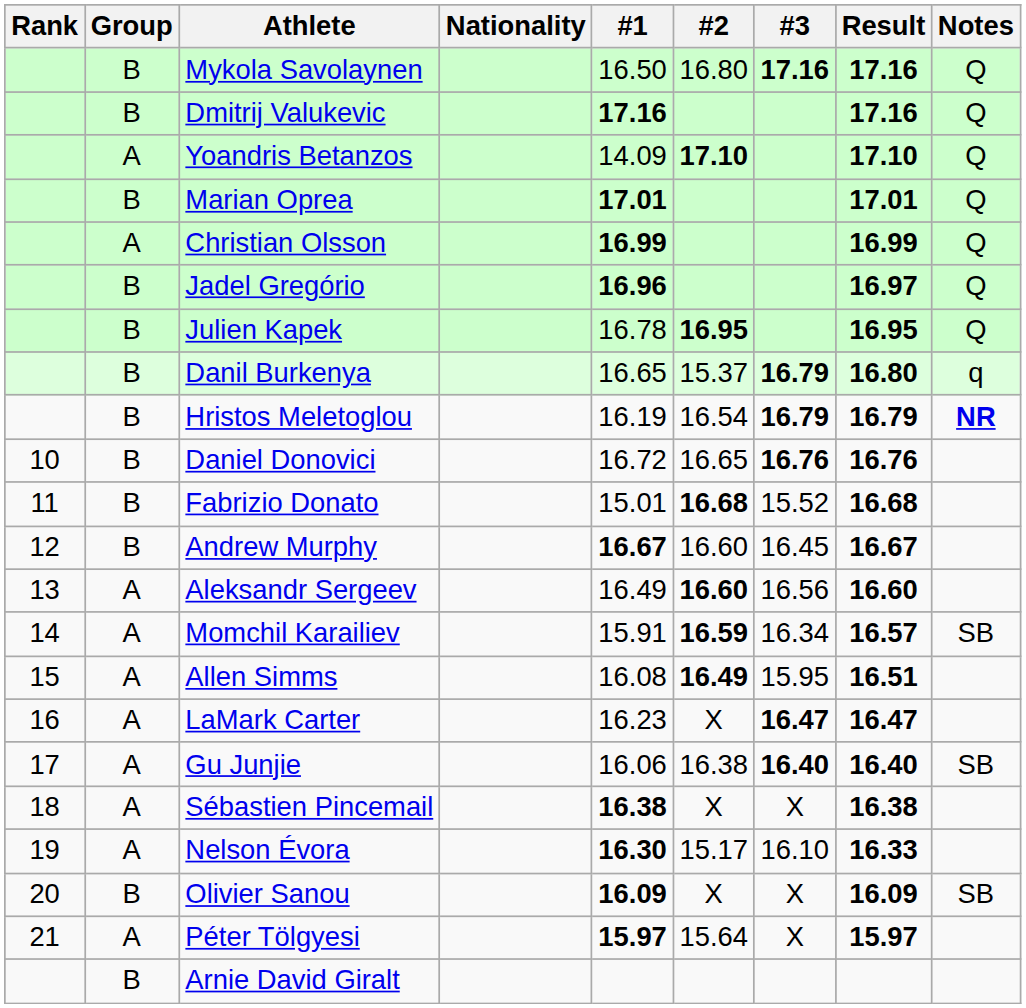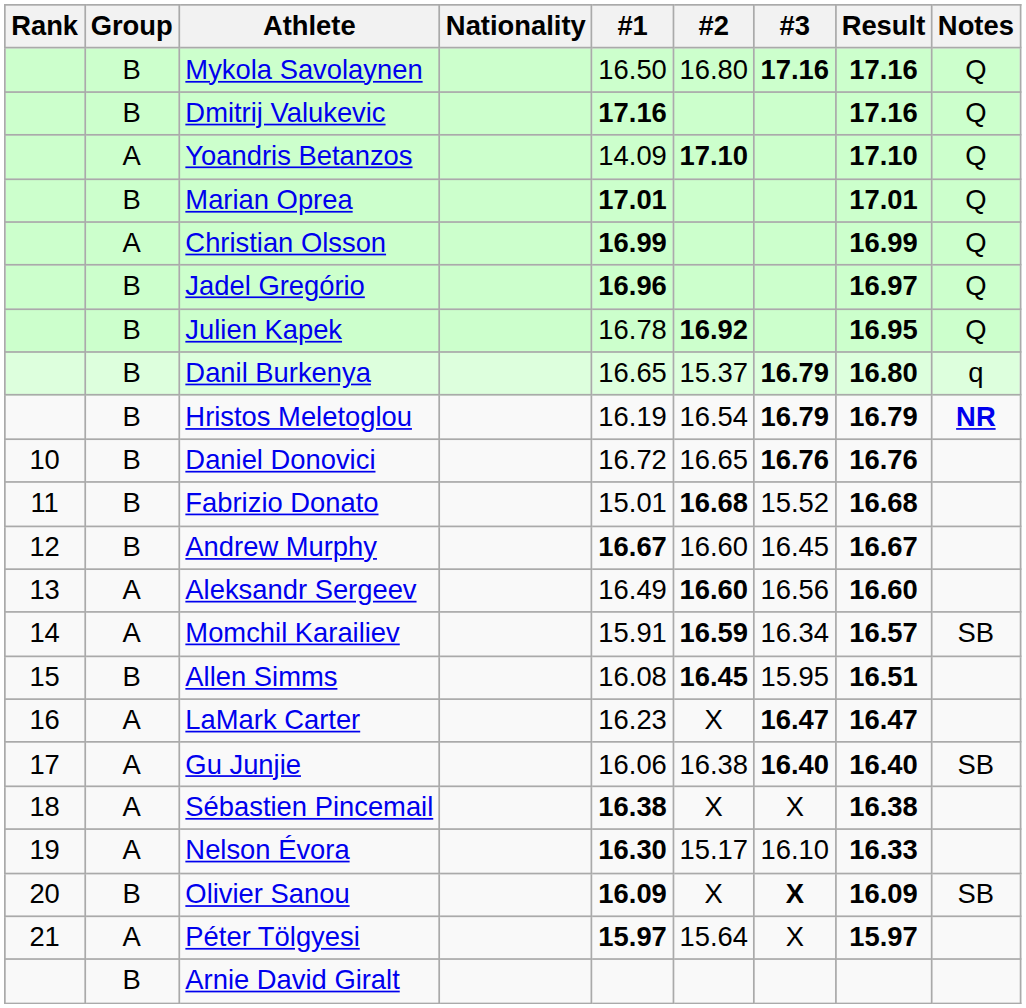(714, 329) 16.95 -> (714, 329) 16.92
(132, 677) A -> (132, 677) B
(714, 677) 16.49 -> (714, 677) 16.45
(795, 894) normal -> (795, 894) bold
